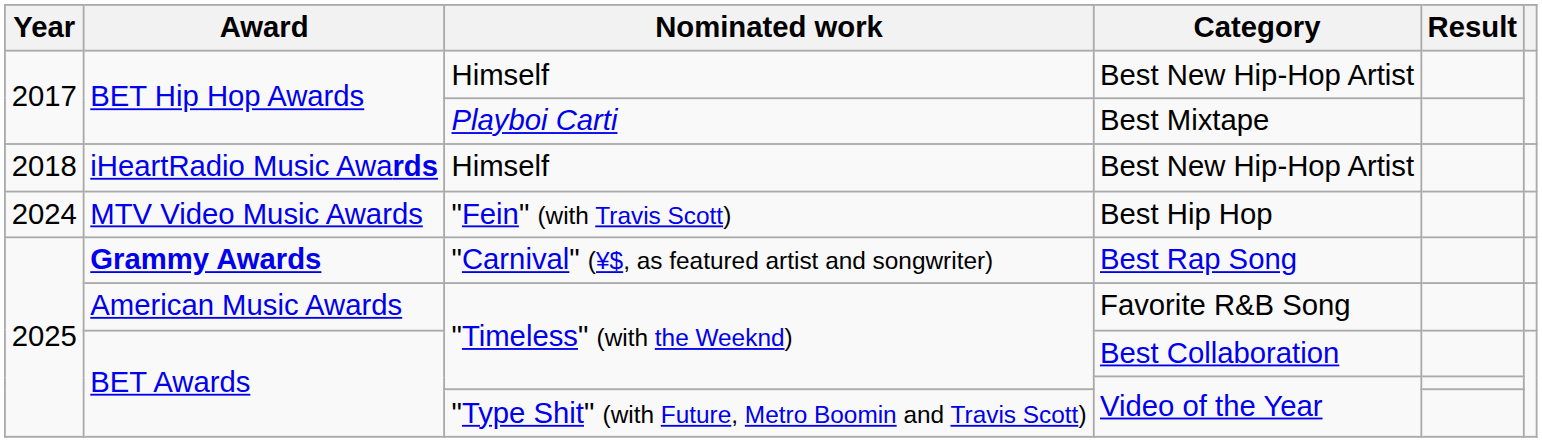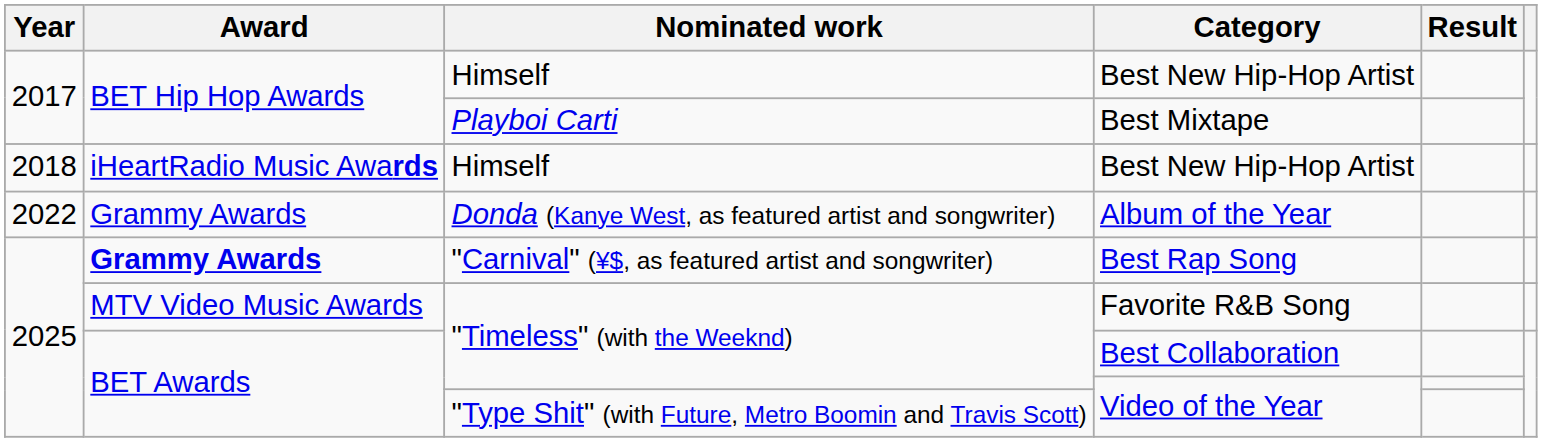+ row: (753, 213)
- row: (591, 213)
(246, 306) American Music Awards -> (257, 306) MTV Video Music Awards
